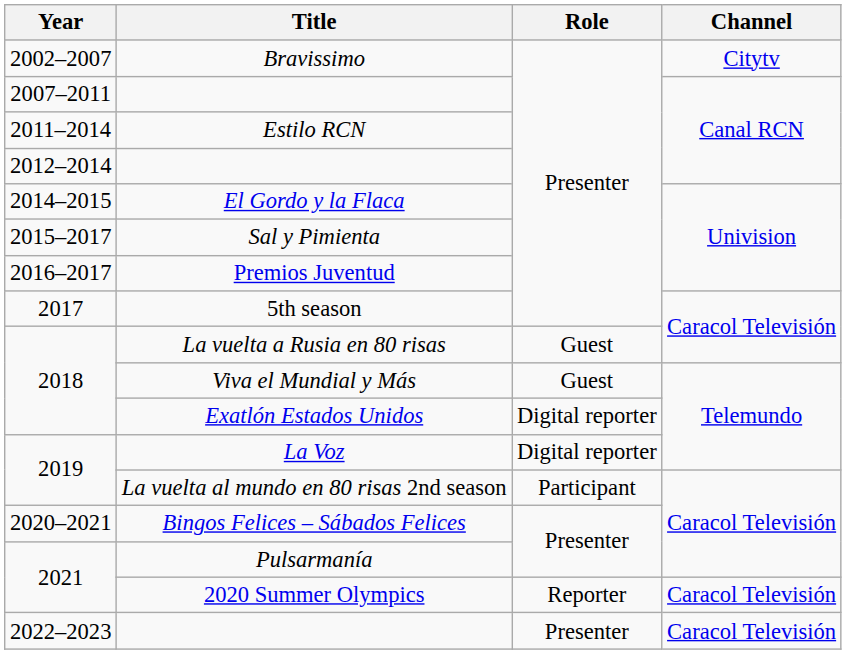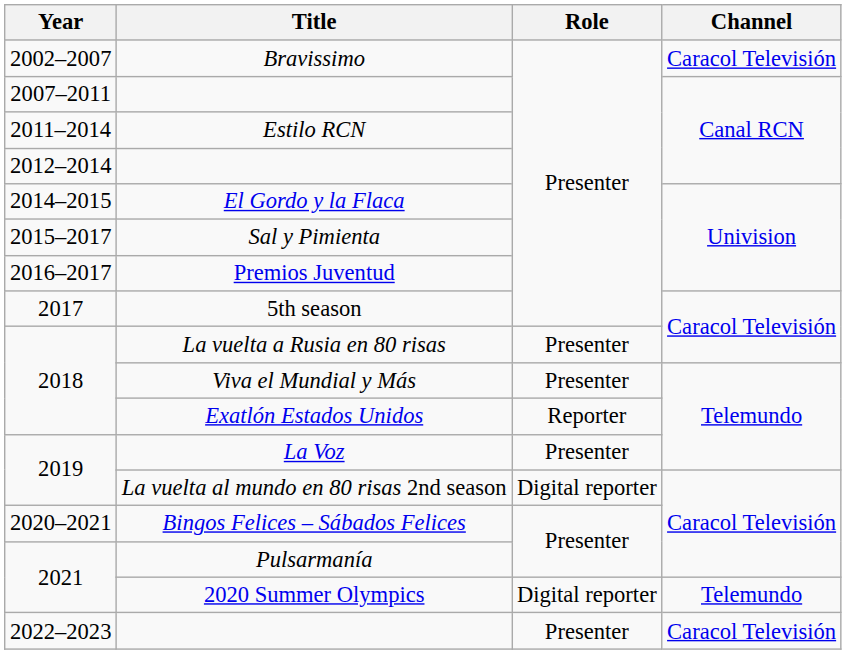(752, 58) Citytv -> (752, 58) Caracol Televisión
(587, 344) Guest -> (587, 344) Presenter
(587, 380) Guest -> (587, 380) Presenter
(587, 415) Digital reporter -> (587, 415) Reporter
(587, 451) Digital reporter -> (587, 451) Presenter
(587, 487) Participant -> (587, 487) Digital reporter
(587, 594) Reporter -> (587, 594) Digital reporter
(752, 594) Caracol Televisión -> (752, 594) Telemundo
